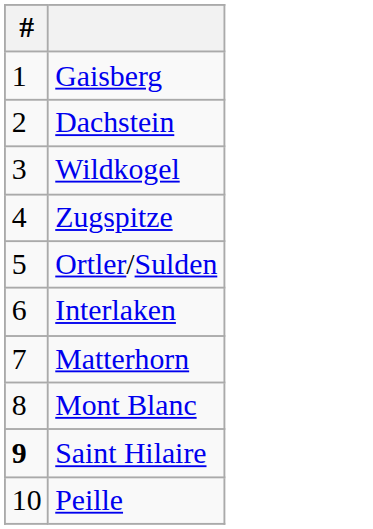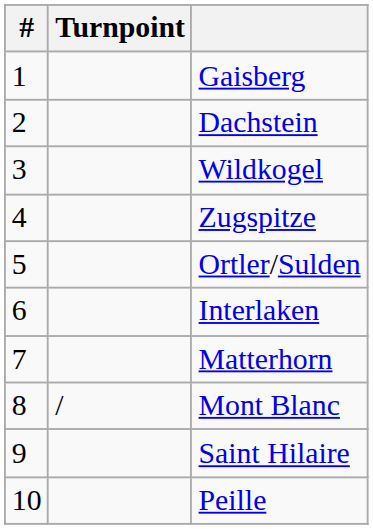+ column: (120, 28)
(19, 452) bold -> (19, 452) normal
